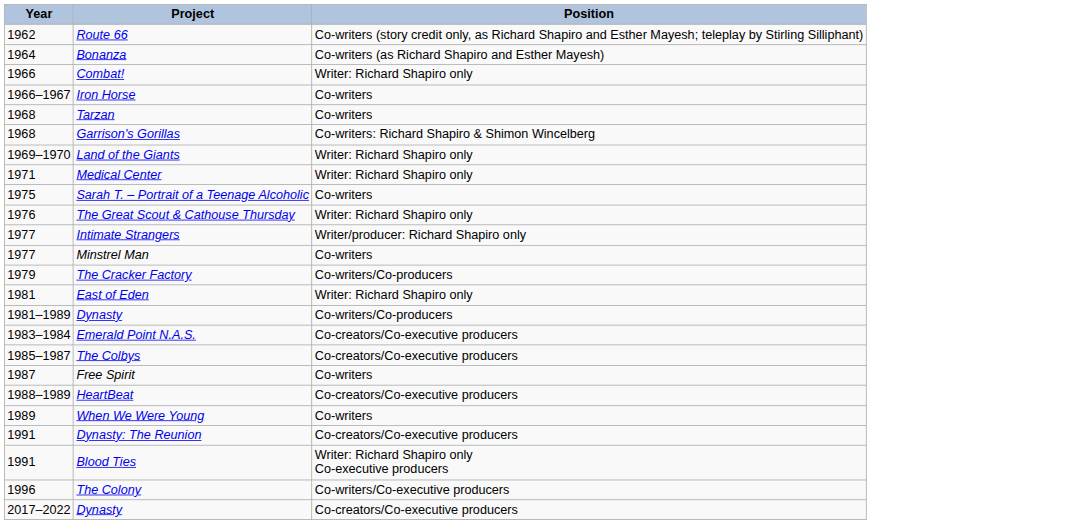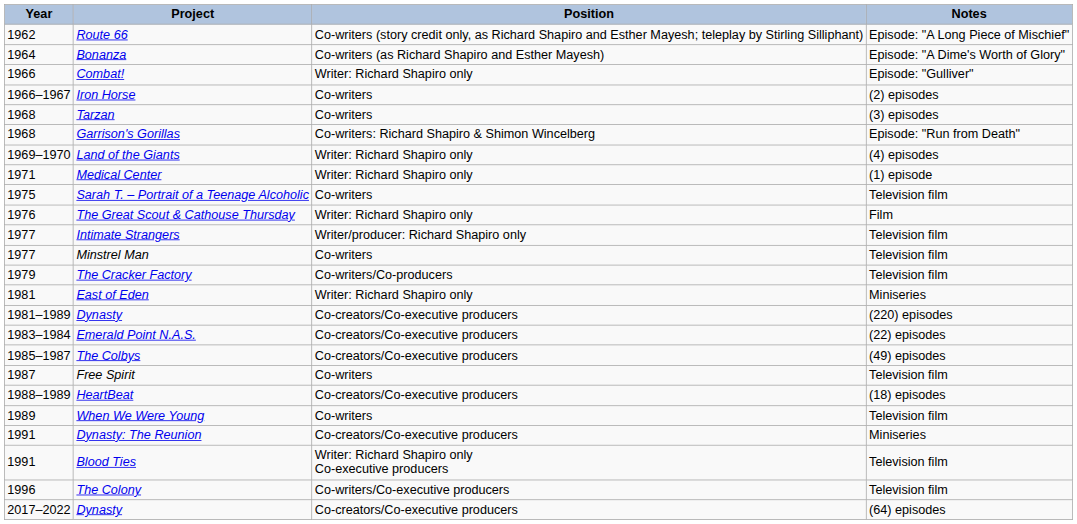+ column: (969, 14)
(384, 315) Co-writers/Co-producers -> (416, 315) Co-creators/Co-executive producers
